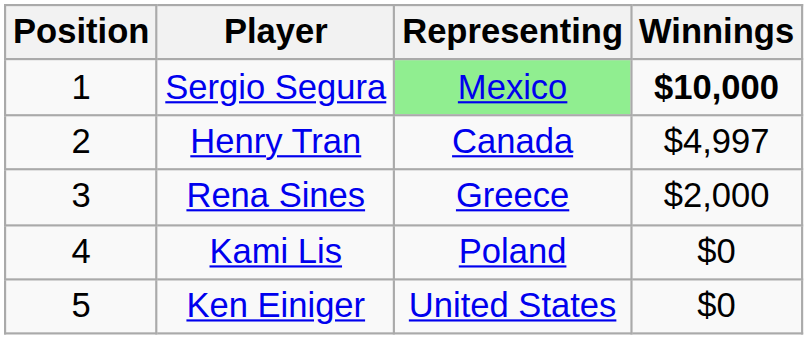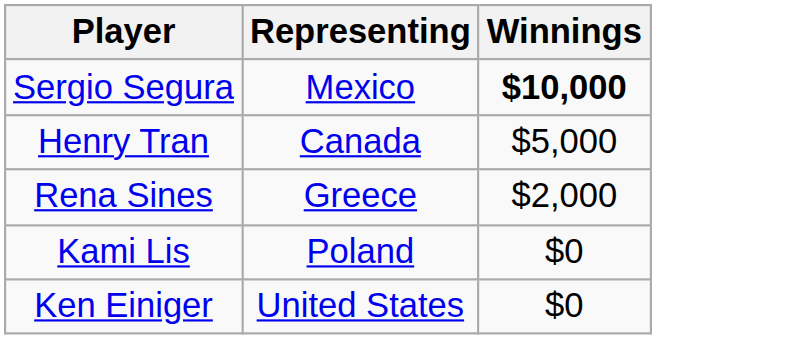- column: (81, 31)
(513, 86) lightgreen background -> (360, 86) no background
(717, 141) $4,997 -> (564, 141) $5,000
